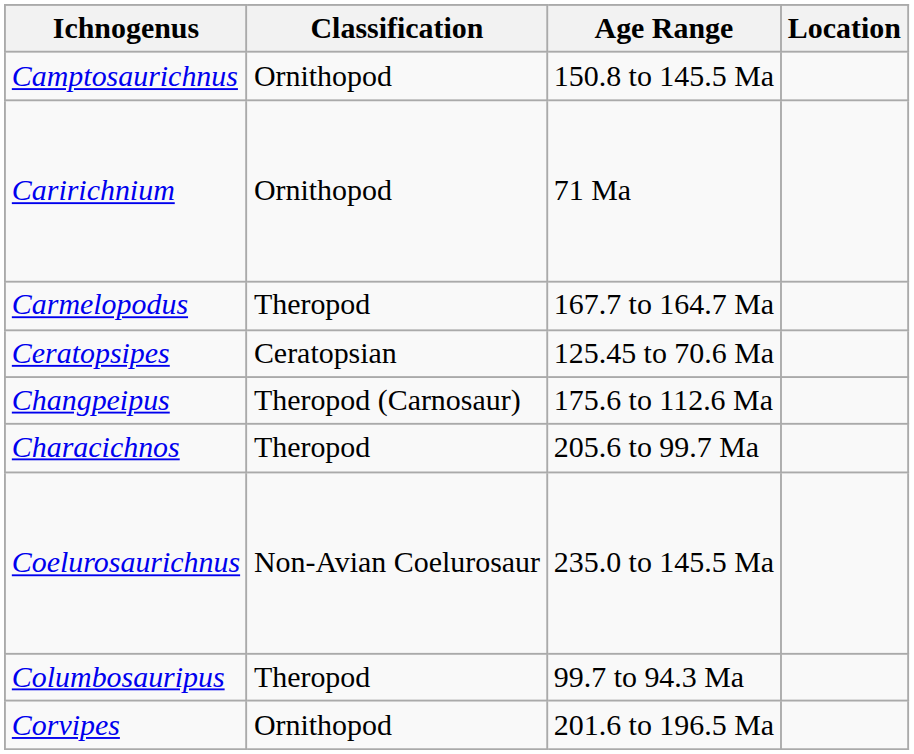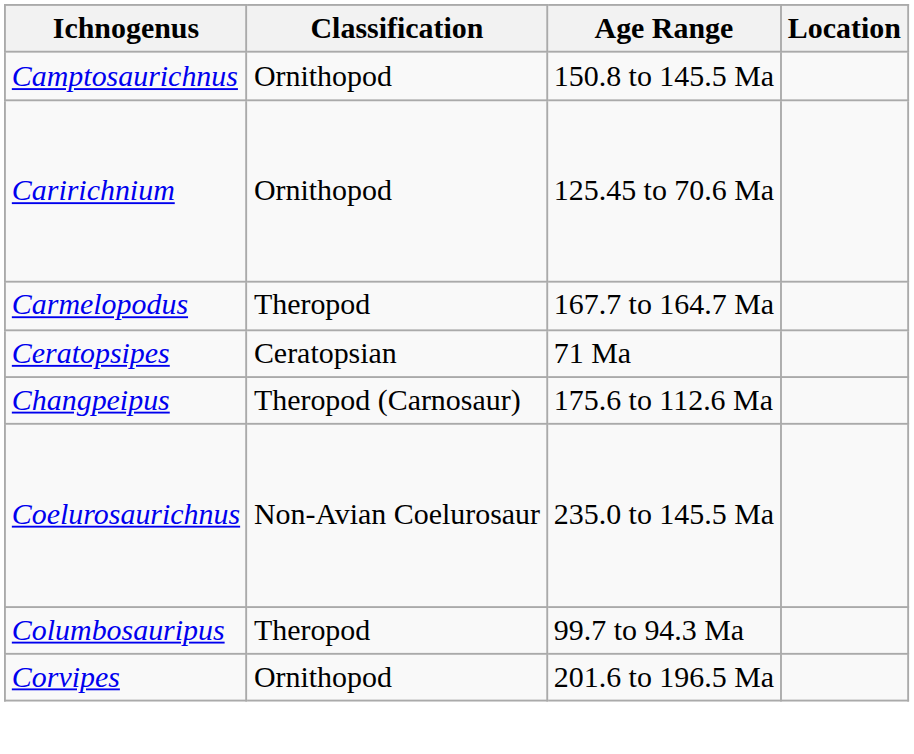(592, 190) 71 Ma -> (664, 190) 125.45 to 70.6 Ma
(664, 352) 125.45 to 70.6 Ma -> (592, 352) 71 Ma
- row: (96, 447)
